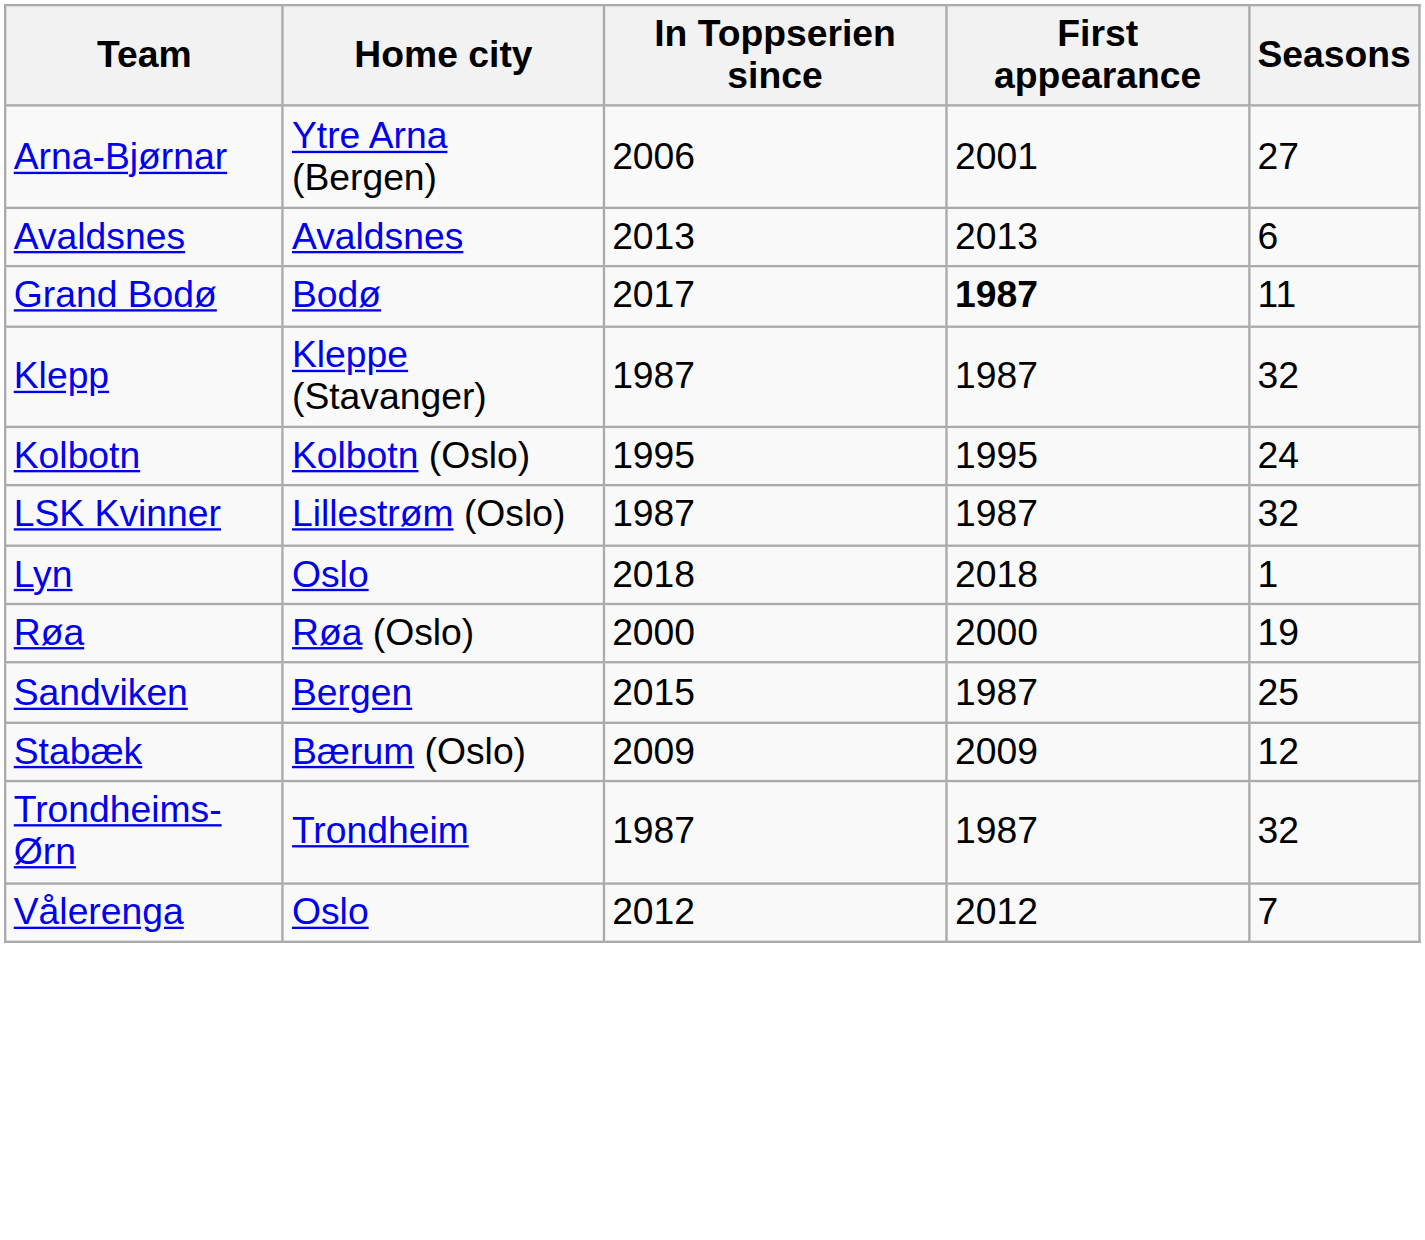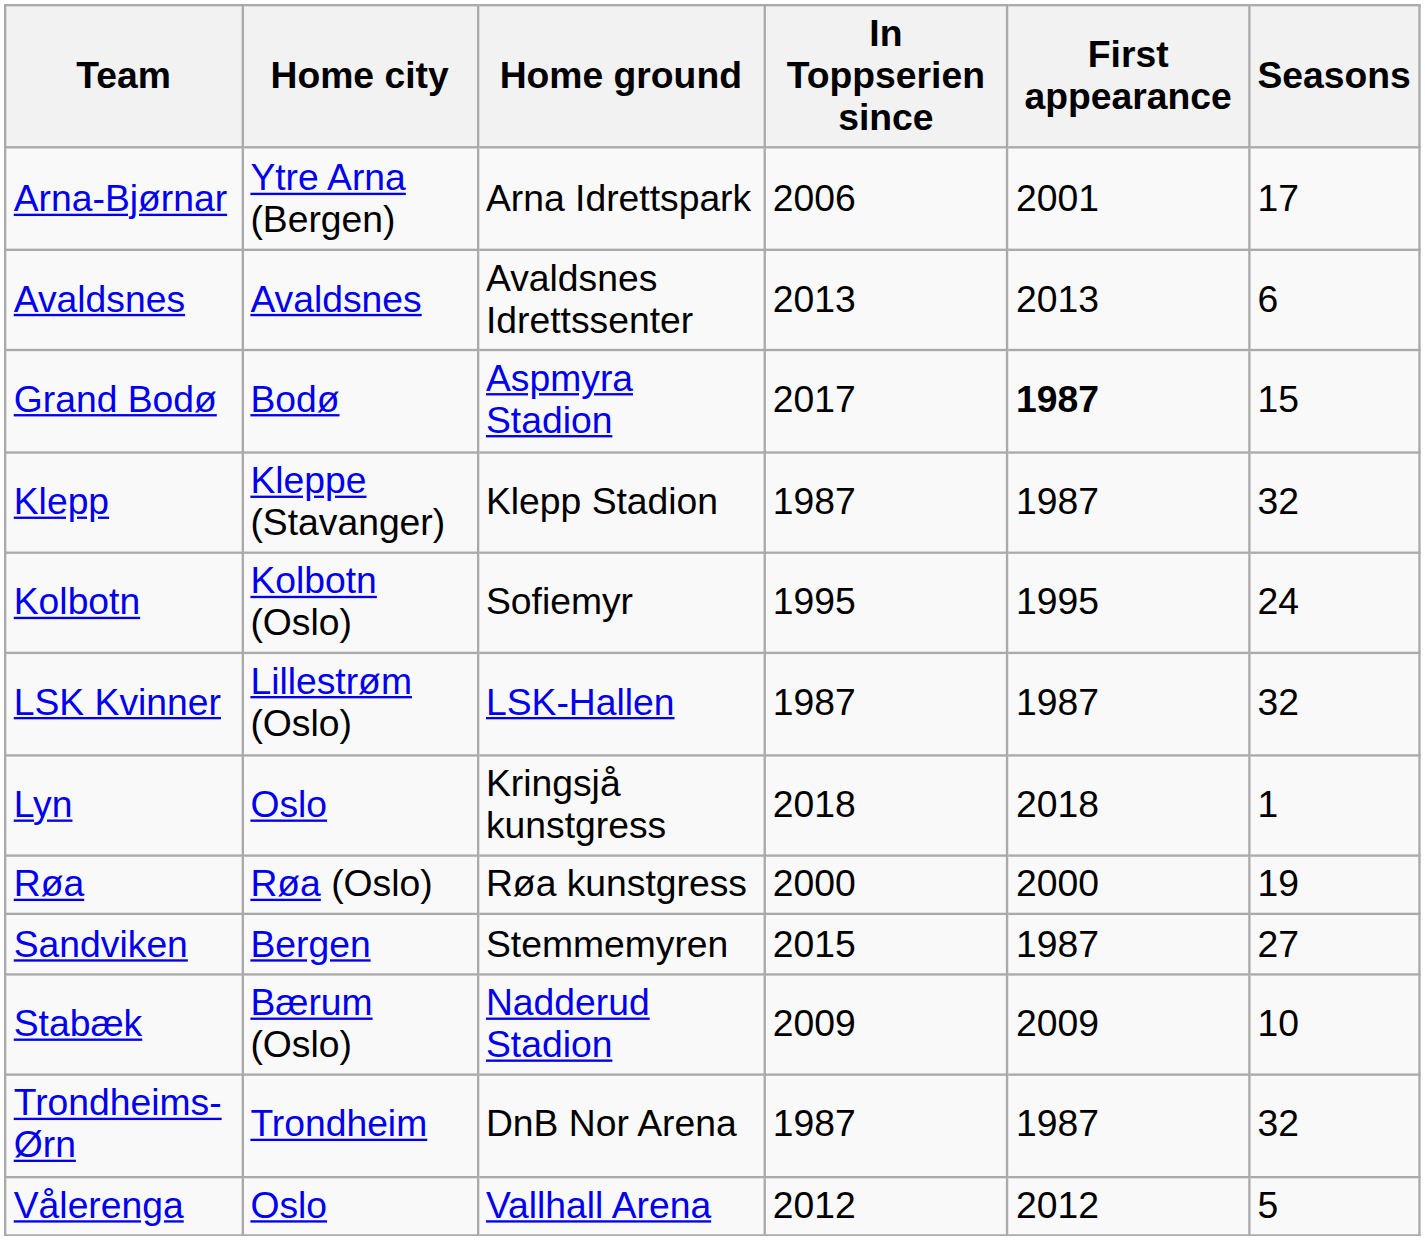+ column: (621, 76)
(1278, 156) 27 -> (1278, 198) 17
(1277, 295) 11 -> (1278, 400) 15
(1278, 691) 25 -> (1278, 943) 27
(1278, 751) 12 -> (1278, 1023) 10
(1268, 911) 7 -> (1268, 1204) 5
